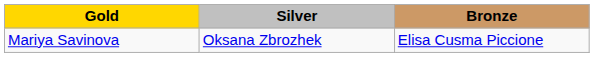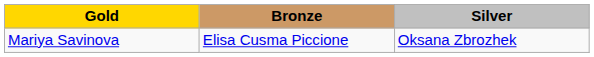columns swapped: (297, 16) <-> (492, 16)
